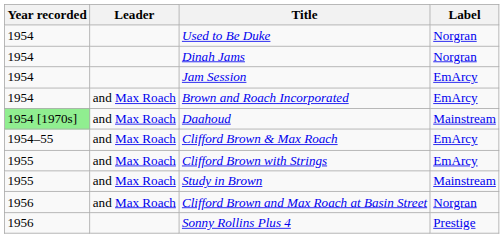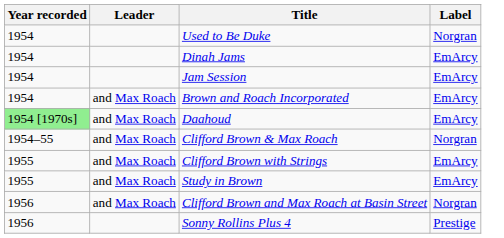(455, 56) Norgran -> (455, 56) EmArcy
(465, 118) Mainstream -> (455, 118) EmArcy
(455, 139) EmArcy -> (455, 139) Norgran
(465, 181) Mainstream -> (455, 181) EmArcy
